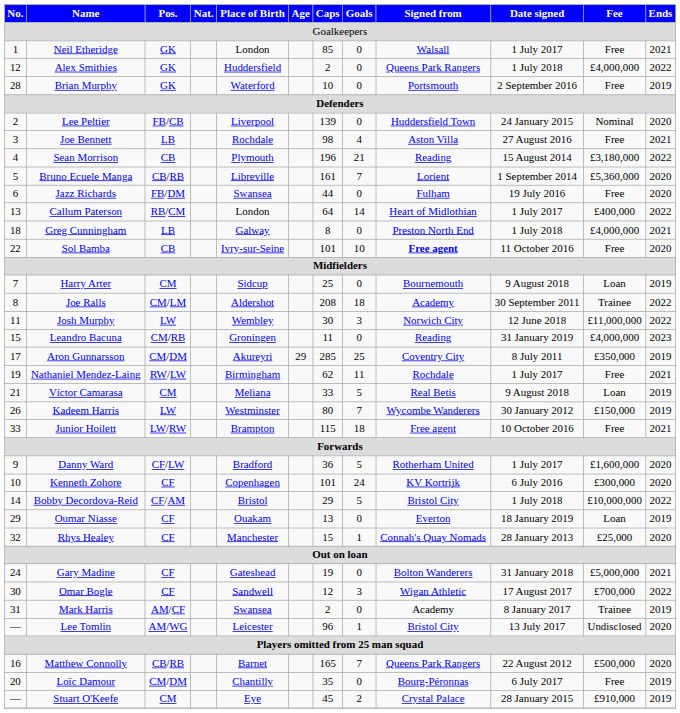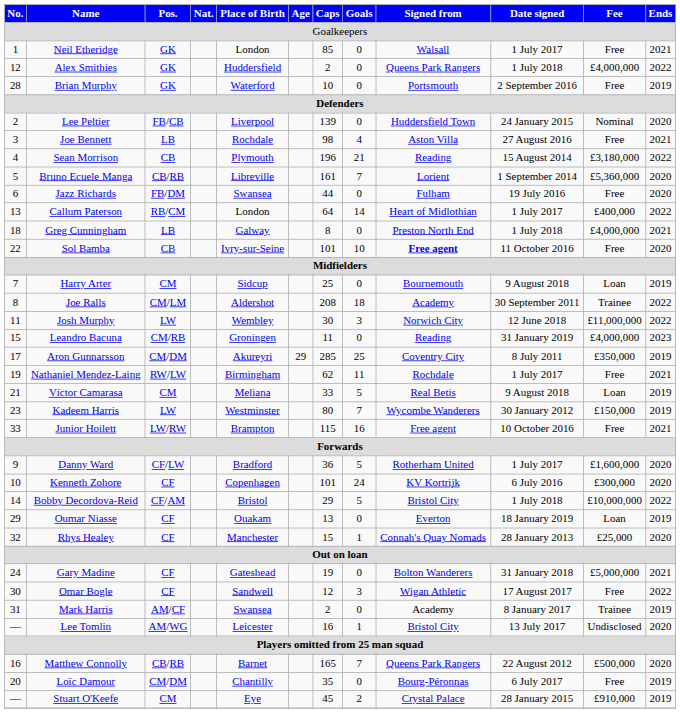(15, 411) 26 -> (15, 411) 23
(359, 429) 18 -> (359, 429) 16
(615, 591) £700,000 -> (615, 591) Free
(328, 627) 96 -> (328, 627) 16
